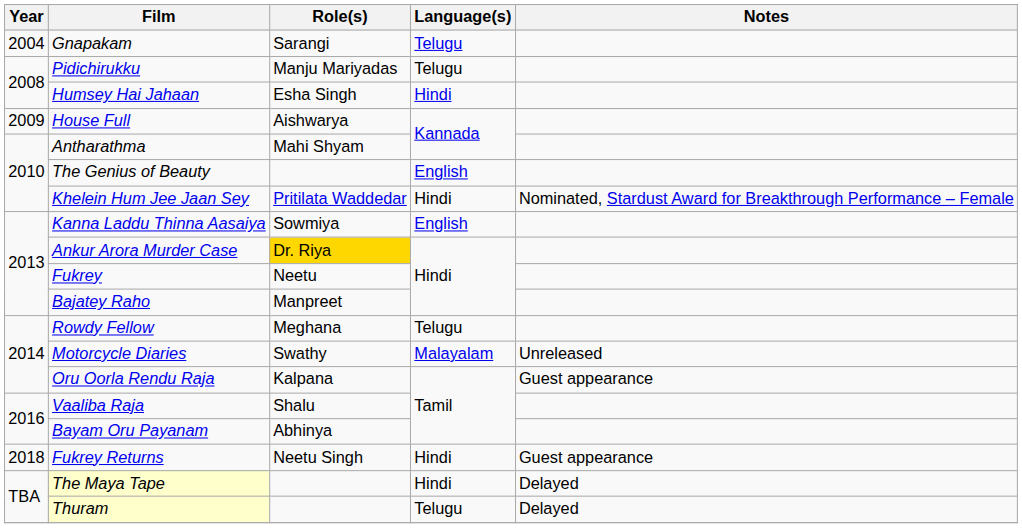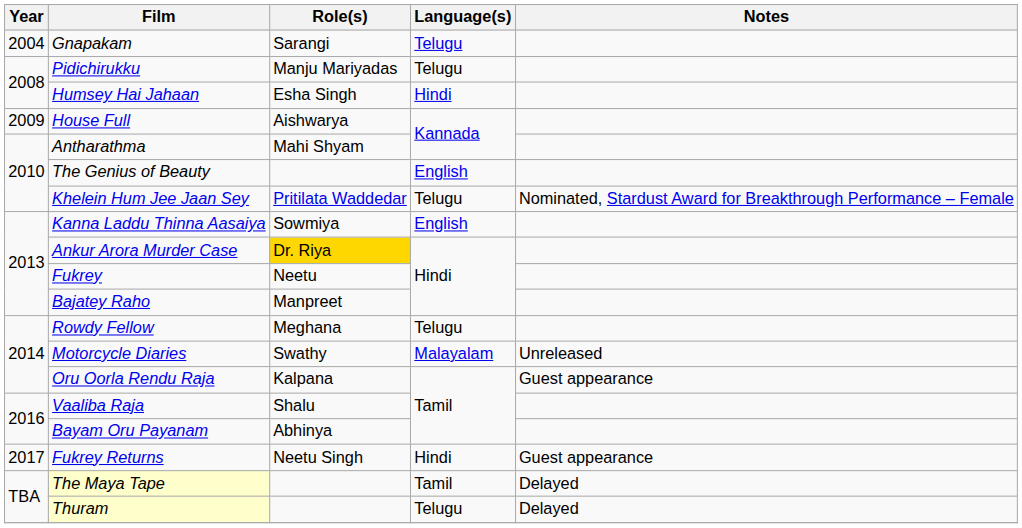(433, 198) Hindi -> (438, 198) Telugu
(26, 457) 2018 -> (26, 457) 2017
(433, 483) Hindi -> (433, 483) Tamil
